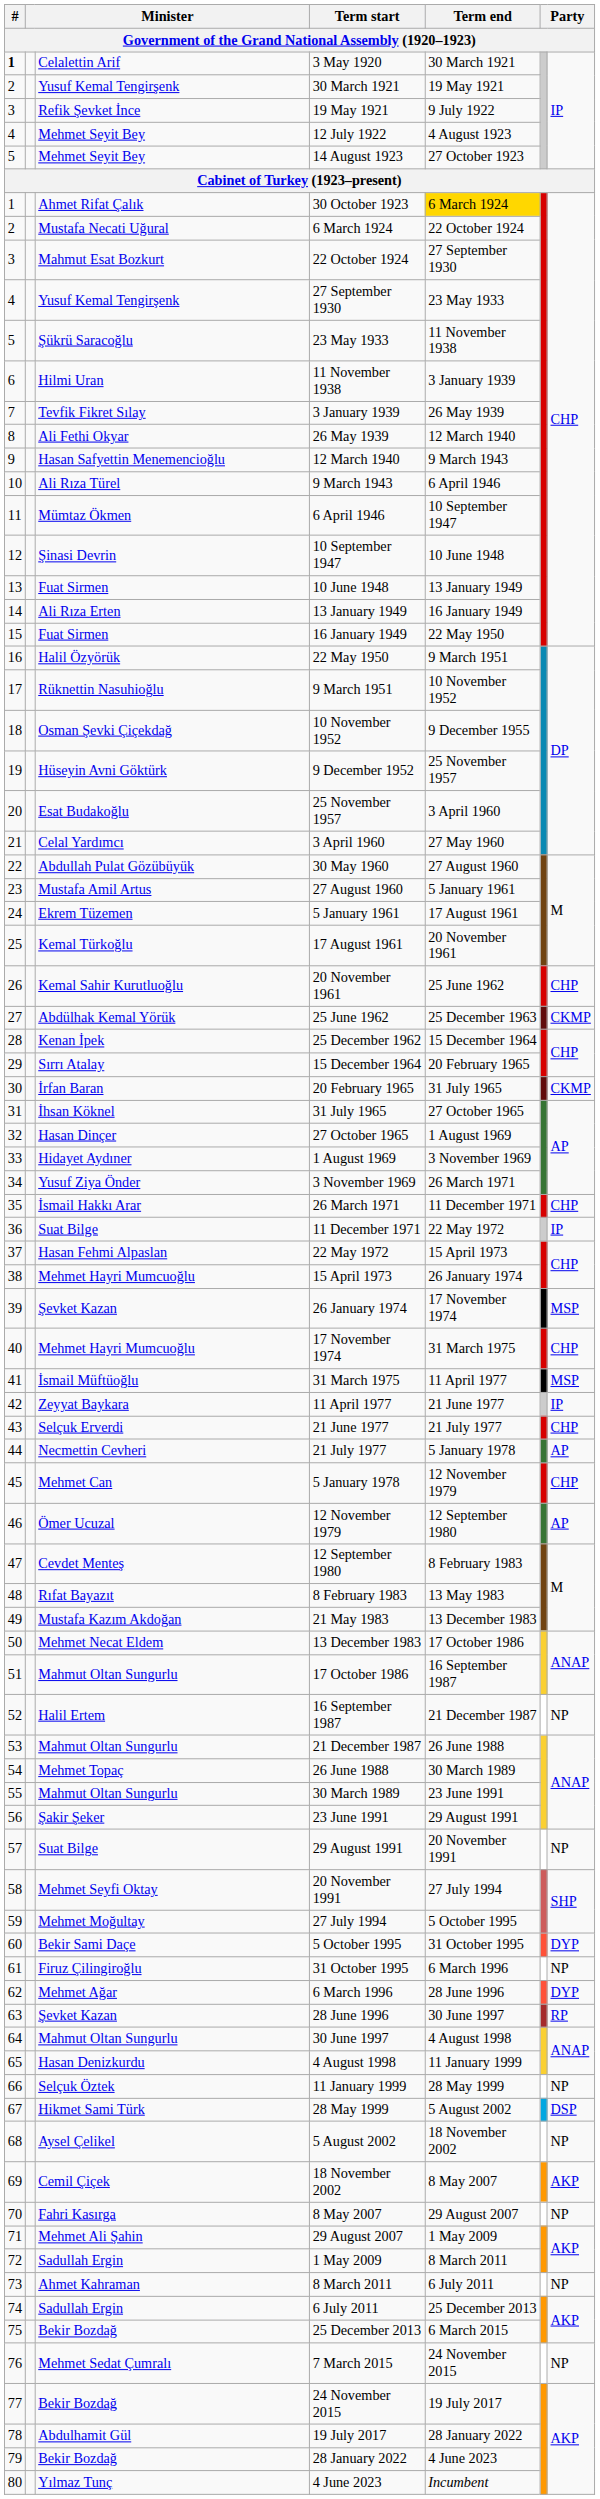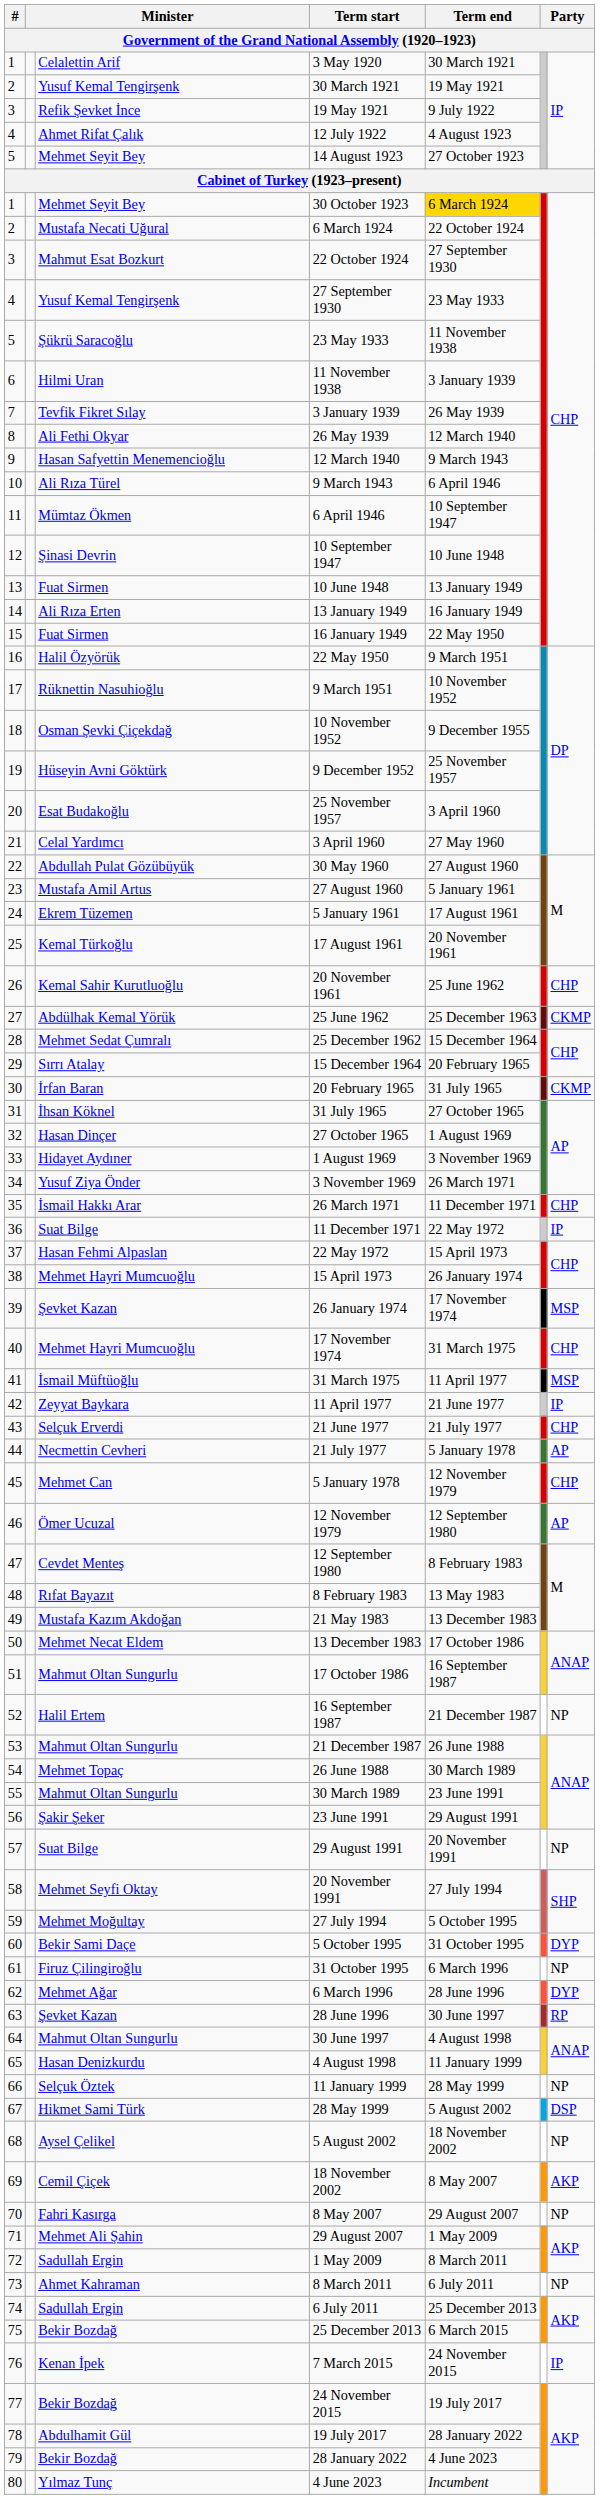(11, 63) bold -> (11, 63) normal
(92, 134) Mehmet Seyit Bey -> (91, 134) Ahmet Rifat Çalık
(91, 204) Ahmet Rifat Çalık -> (92, 204) Mehmet Seyit Bey
(71, 1041) Kenan İpek -> (105, 1041) Mehmet Sedat Çumralı
(105, 2363) Mehmet Sedat Çumralı -> (71, 2363) Kenan İpek
(560, 2363) NP -> (557, 2363) IP
